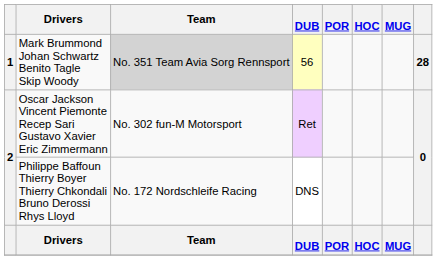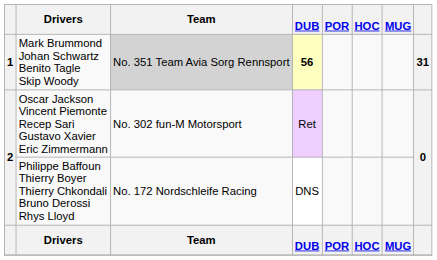(307, 62) normal -> (307, 62) bold
(423, 62) 28 -> (423, 62) 31
